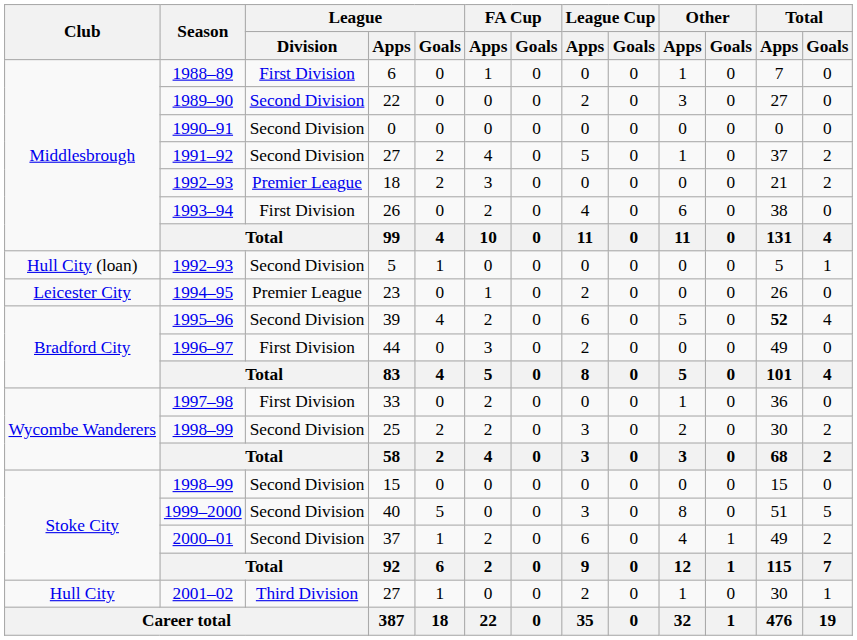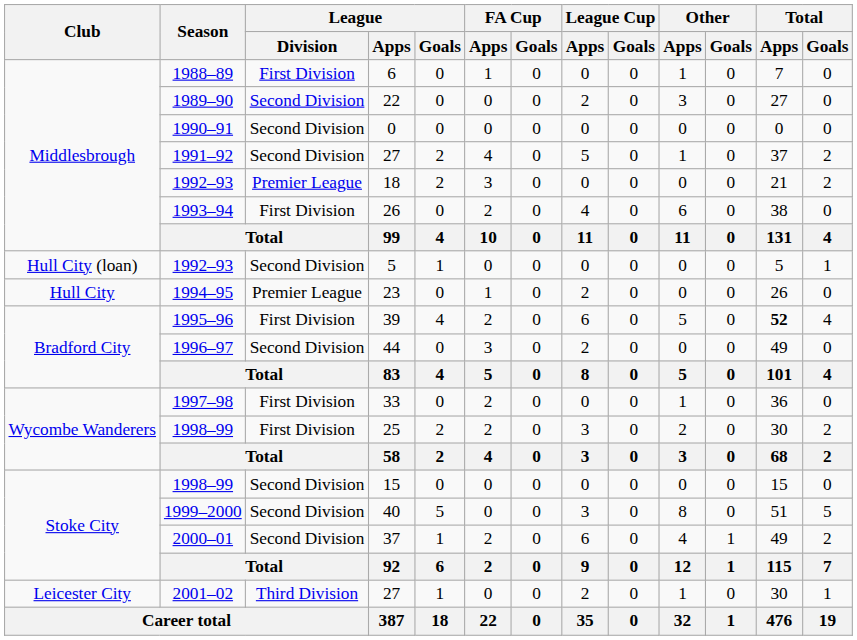(82, 292) Leicester City -> (82, 292) Hull City
(307, 319) Second Division -> (307, 319) First Division
(307, 347) First Division -> (307, 347) Second Division
(307, 429) Second Division -> (307, 429) First Division
(82, 593) Hull City -> (82, 593) Leicester City
